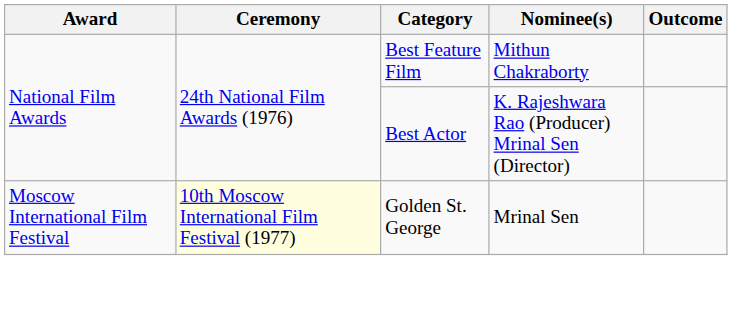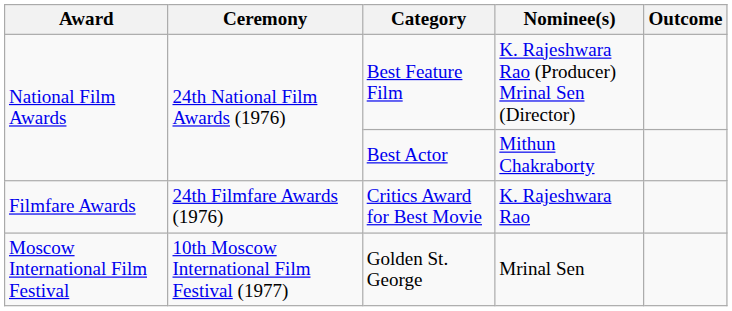(541, 60) Mithun Chakraborty -> (558, 81) K. Rajeshwara Rao (Producer) Mrinal Sen (Director)
(552, 133) K. Rajeshwara Rao (Producer) Mrinal Sen (Director) -> (547, 154) Mithun Chakraborty
+ row: (424, 206)
(249, 217) lightyellow background -> (242, 268) no background
